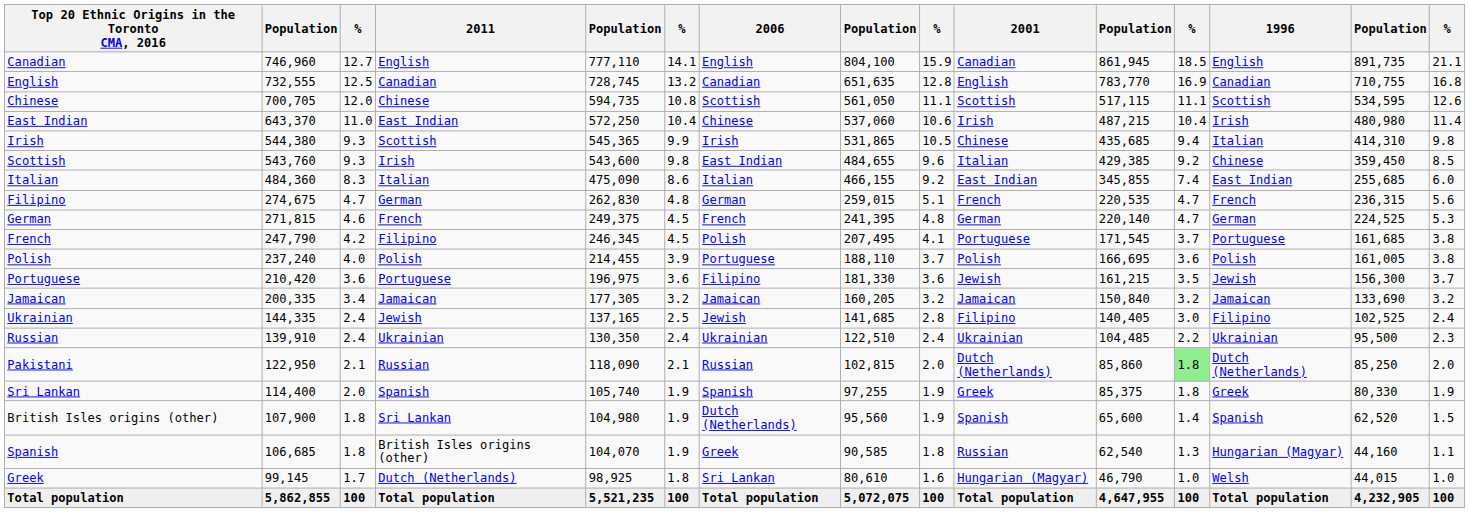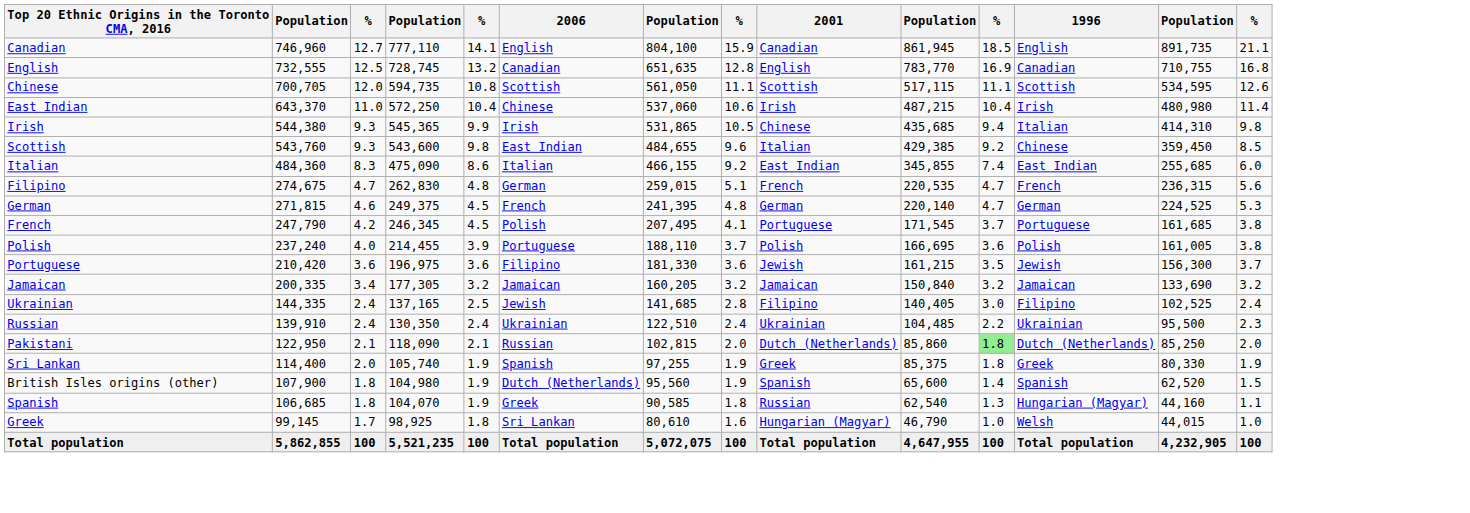- column: (481, 28)
